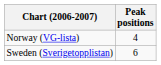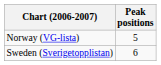(135, 38) 4 -> (135, 38) 5
